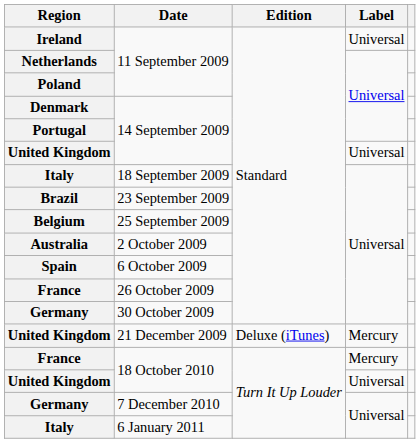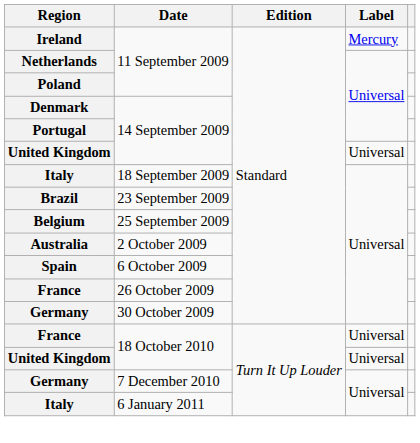(376, 38) Universal -> (373, 38) Mercury
- row: (59, 335)
(373, 358) Mercury -> (376, 335) Universal
